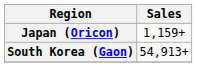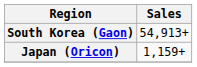rows swapped: (71, 52) <-> (71, 33)
